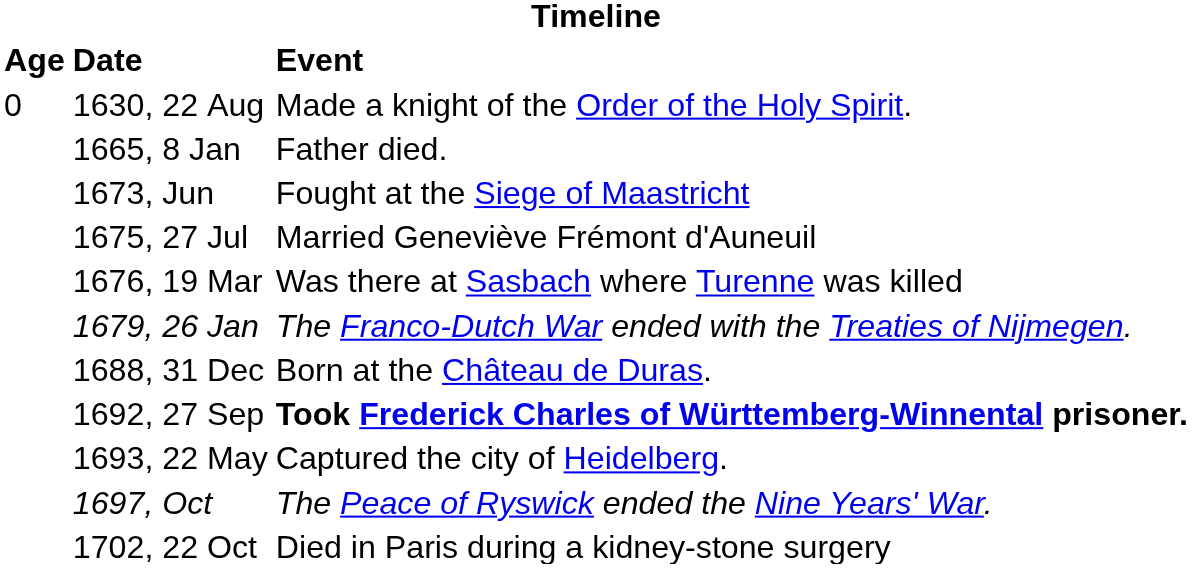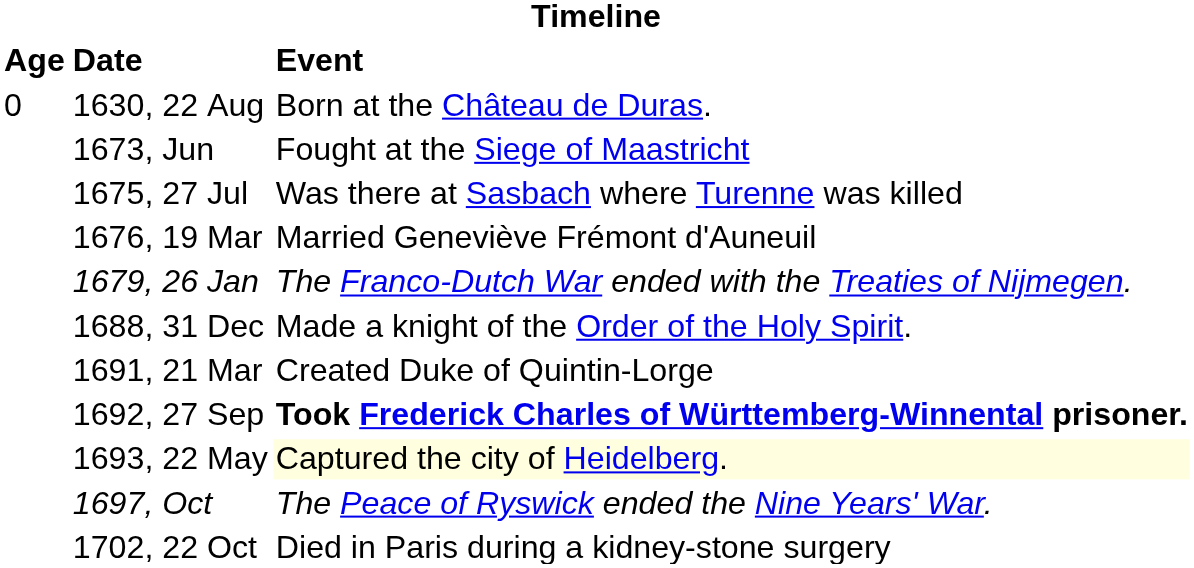(594, 105) Made a knight of the Order of the Holy Spirit. -> (494, 105) Born at the Château de Duras.
- row: (157, 149)
(546, 237) Married Geneviève Frémont d'Auneuil -> (619, 193) Was there at Sasbach where Turenne was killed
(619, 281) Was there at Sasbach where Turenne was killed -> (546, 237) Married Geneviève Frémont d'Auneuil
(494, 370) Born at the Château de Duras. -> (594, 326) Made a knight of the Order of the Holy Spirit.
+ row: (168, 370)
(502, 458) no background -> (502, 458) lightyellow background
